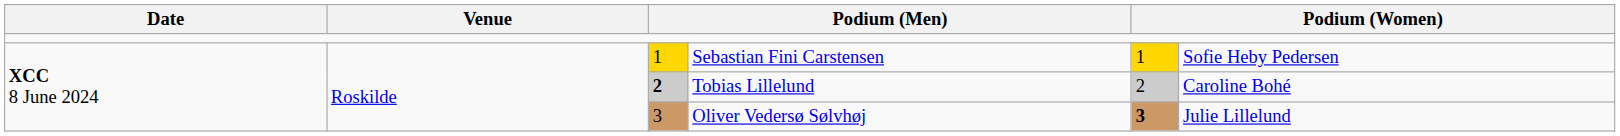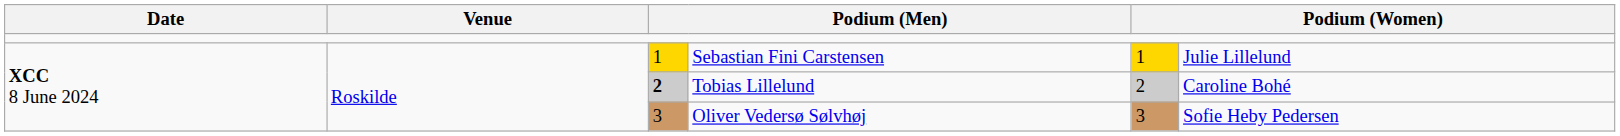(1261, 57) Sofie Heby Pedersen -> (1237, 57) Julie Lillelund
(1140, 116) bold -> (1140, 116) normal
(1237, 116) Julie Lillelund -> (1261, 116) Sofie Heby Pedersen
